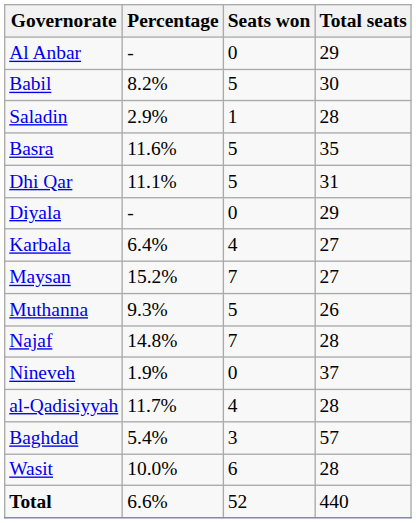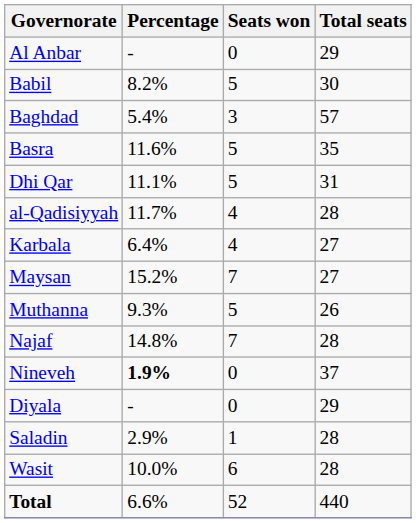rows swapped: (44, 437) <-> (38, 117)
rows swapped: (35, 213) <-> (64, 405)
(148, 373) normal -> (149, 373) bold
